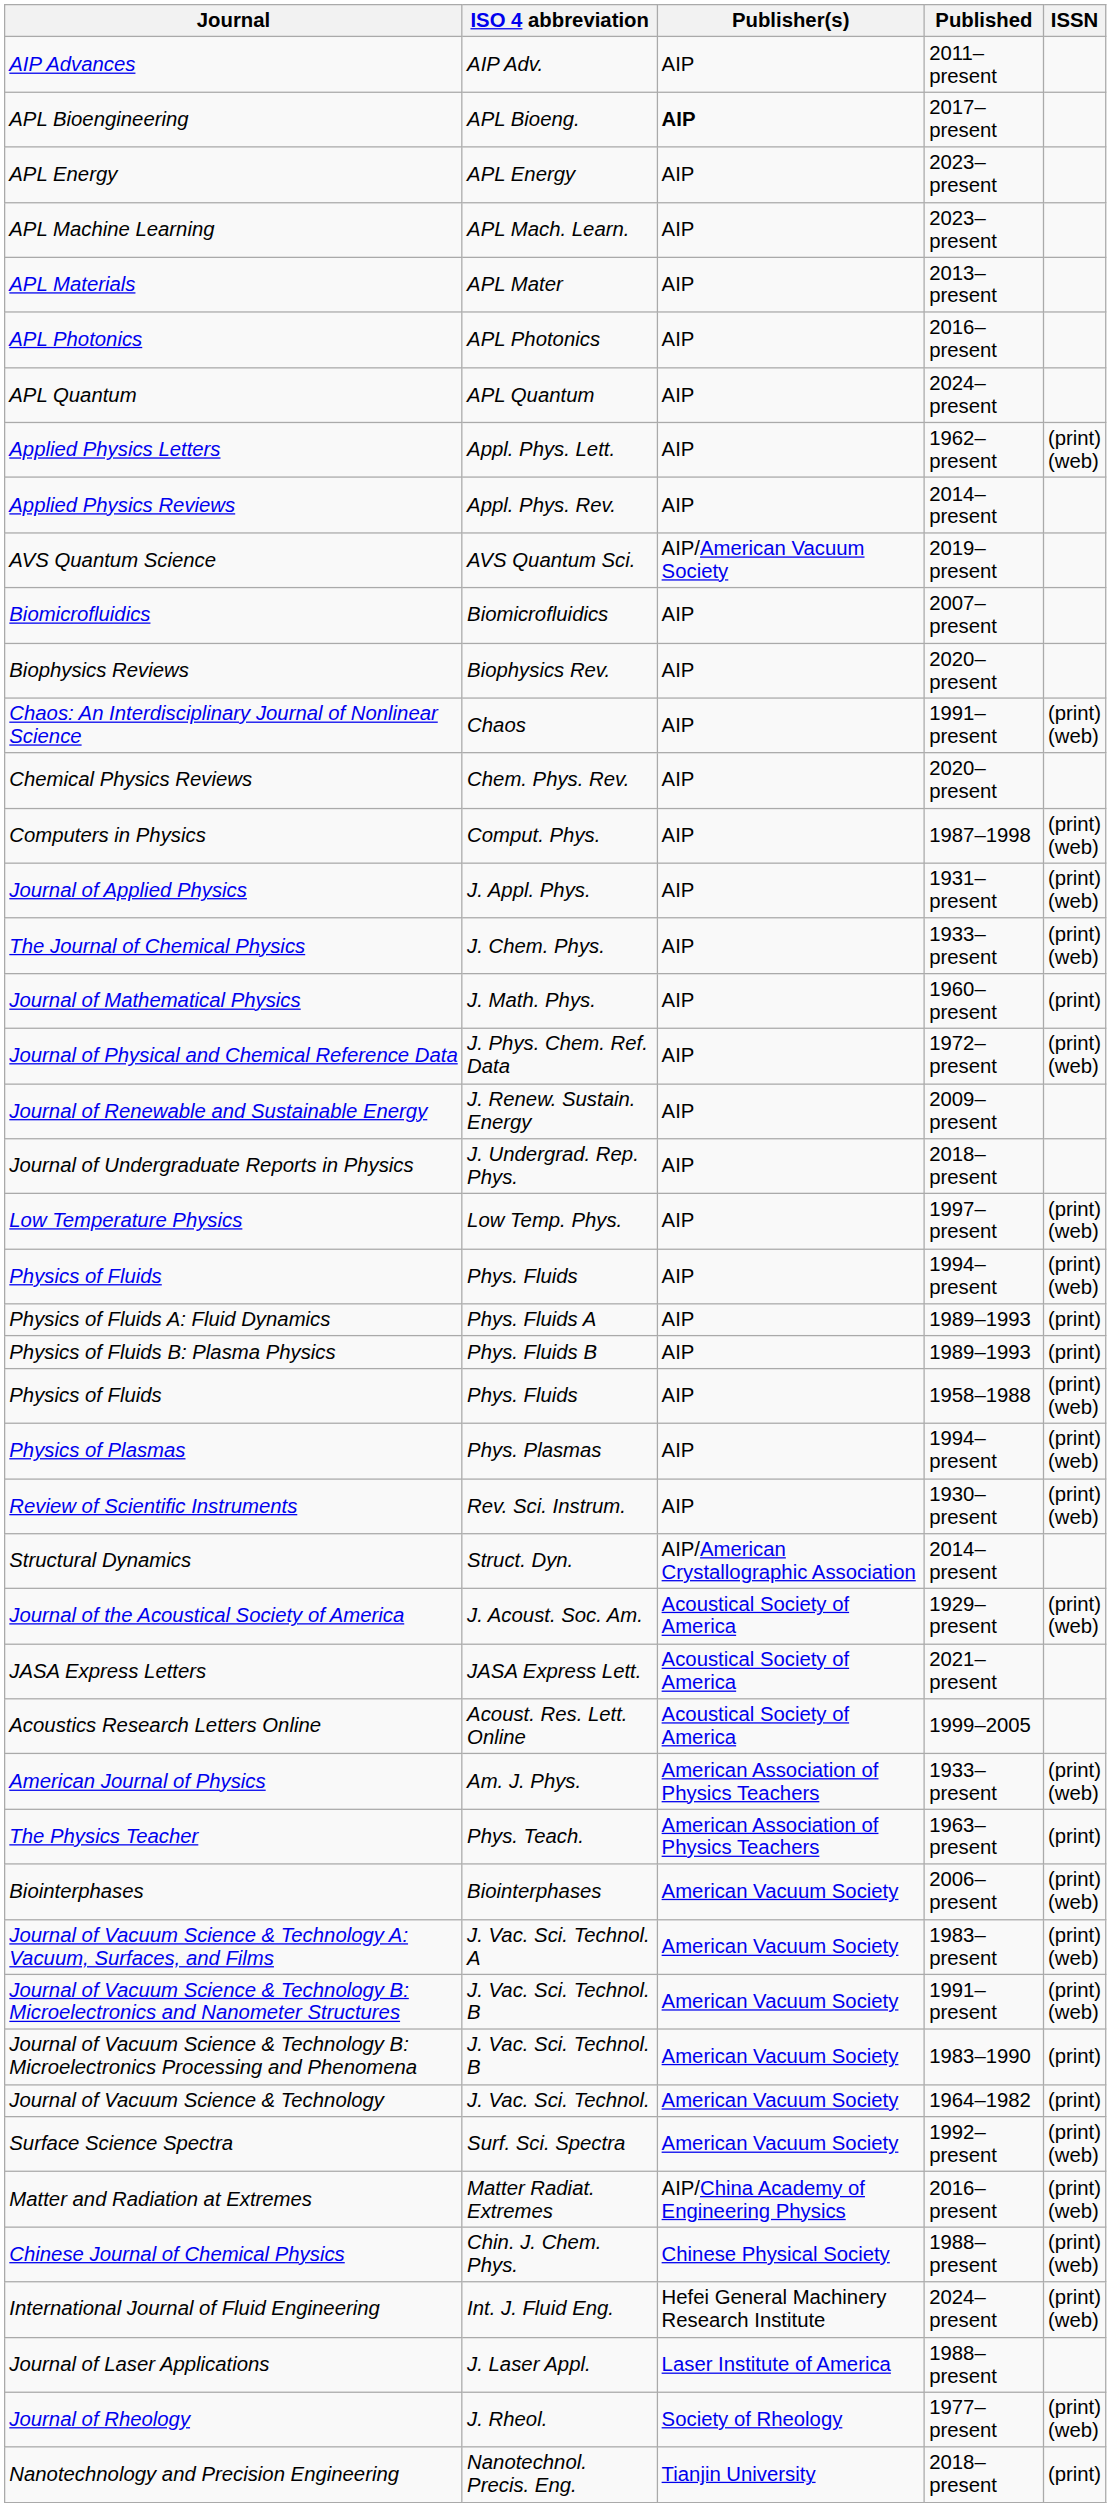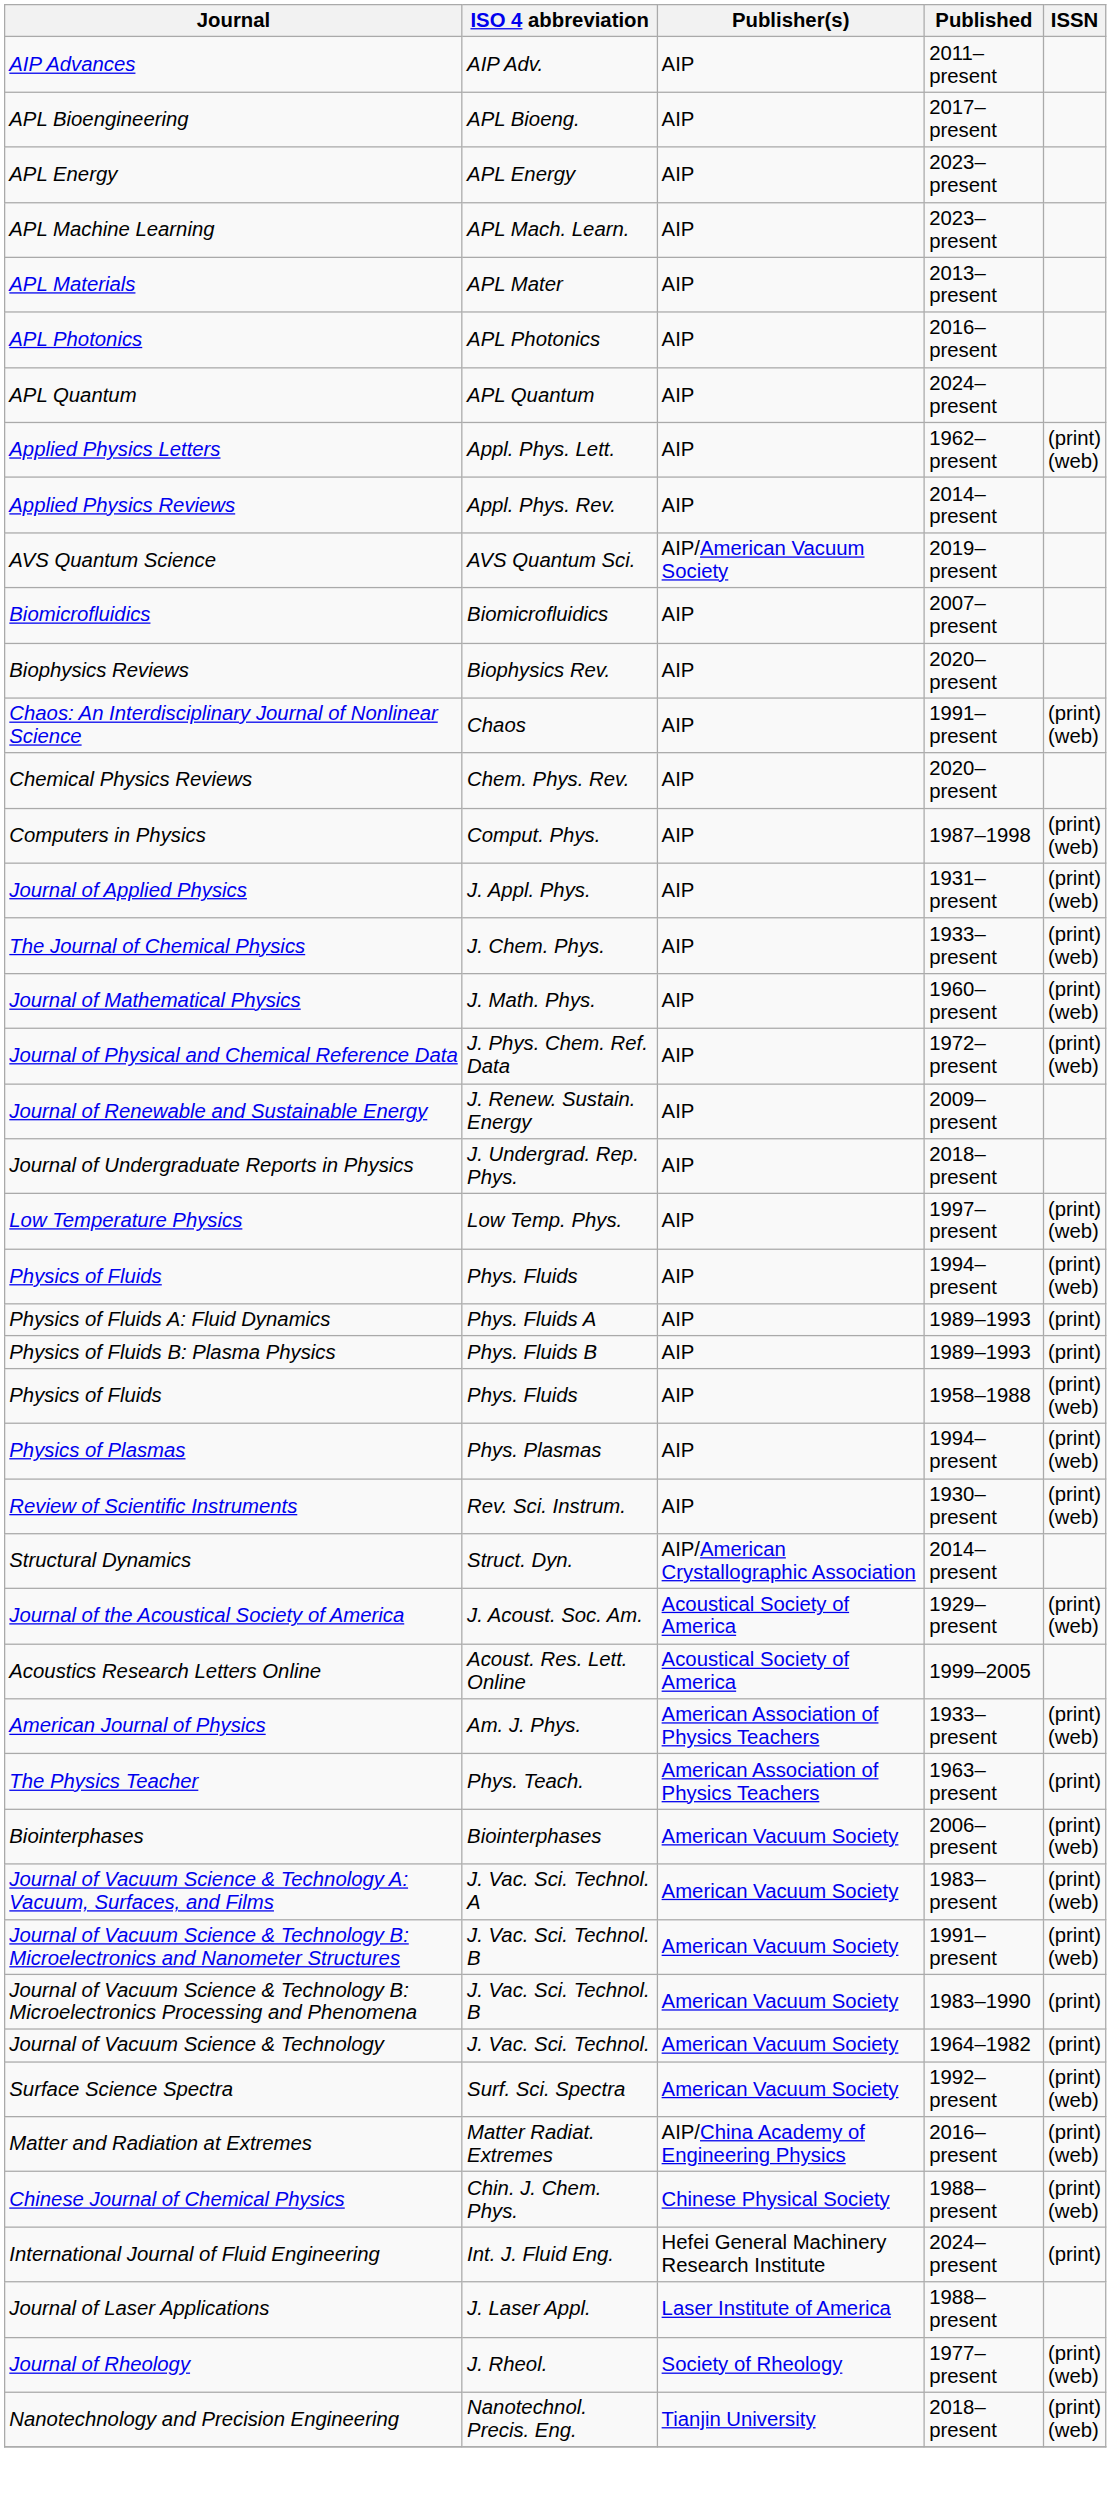(679, 119) bold -> (678, 119) normal
(1074, 1000) (print) -> (1074, 1000) (print) (web)
- row: (108, 1671)
(1074, 2309) (print) (web) -> (1074, 2254) (print)
(1074, 2474) (print) -> (1074, 2419) (print) (web)
